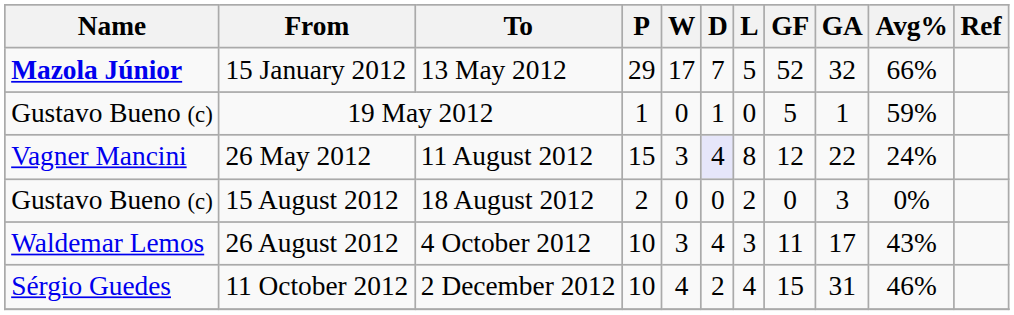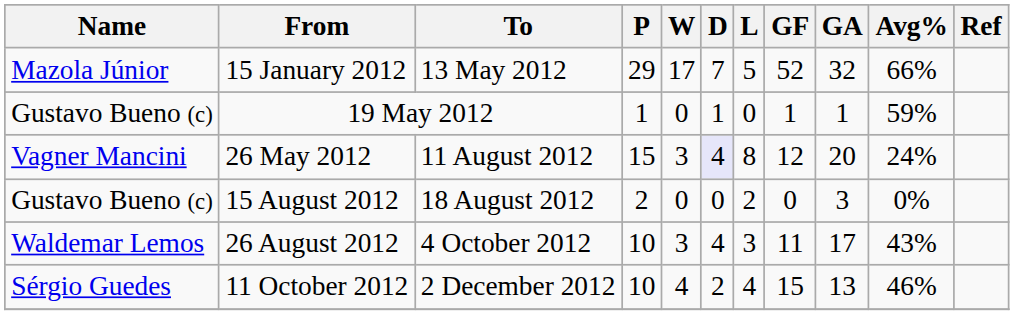(97, 69) bold -> (90, 69) normal
(790, 112) 5 -> (790, 112) 1
(842, 156) 22 -> (842, 156) 20
(842, 286) 31 -> (842, 286) 13
